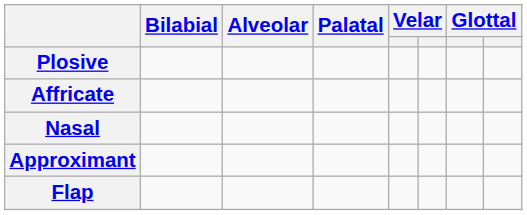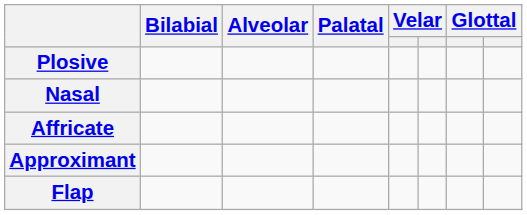rows swapped: (72, 95) <-> (73, 127)
